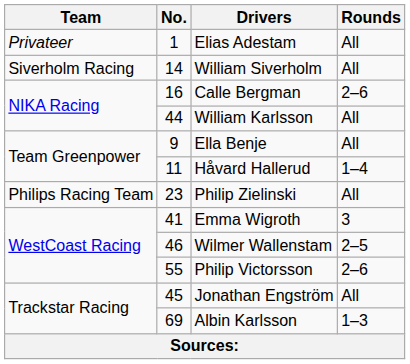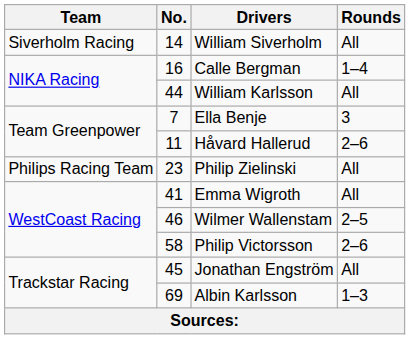- row: (245, 42)
(355, 93) 2–6 -> (355, 67) 1–4
(174, 143) 9 -> (174, 118) 7
(350, 143) All -> (346, 118) 3
(355, 169) 1–4 -> (355, 143) 2–6
(346, 219) 3 -> (350, 194) All
(174, 270) 55 -> (174, 244) 58
